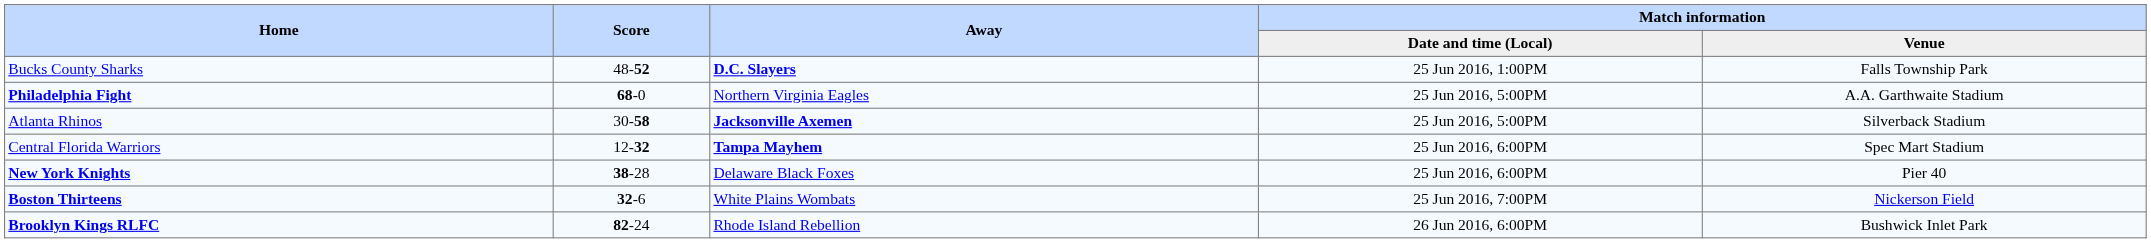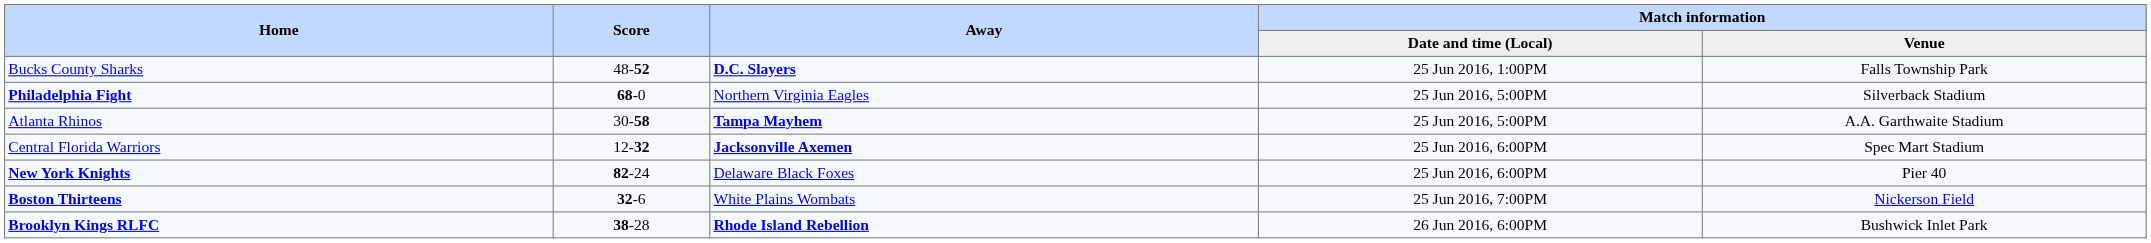(1924, 95) A.A. Garthwaite Stadium -> (1924, 95) Silverback Stadium
(783, 121) Jacksonville Axemen -> (768, 121) Tampa Mayhem
(1924, 121) Silverback Stadium -> (1924, 121) A.A. Garthwaite Stadium
(768, 147) Tampa Mayhem -> (783, 147) Jacksonville Axemen
(631, 172) 38-28 -> (631, 172) 82-24
(631, 224) 82-24 -> (631, 224) 38-28
(787, 224) normal -> (791, 224) bold
